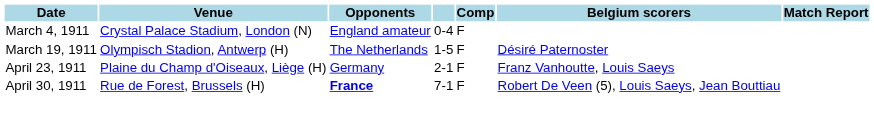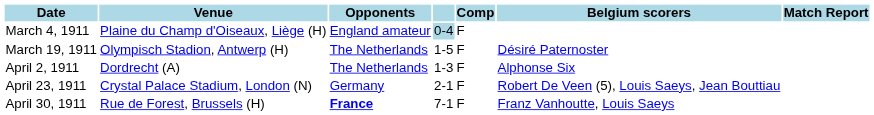(206, 31) Crystal Palace Stadium, London (N) -> (213, 31) Plaine du Champ d'Oiseaux, Liège (H)
(444, 31) no background -> (444, 31) lightblue background
+ row: (42, 67)
(213, 67) Plaine du Champ d'Oiseaux, Liège (H) -> (206, 86) Crystal Palace Stadium, London (N)
(586, 67) Franz Vanhoutte, Louis Saeys -> (639, 86) Robert De Veen (5), Louis Saeys, Jean Bouttiau
(639, 86) Robert De Veen (5), Louis Saeys, Jean Bouttiau -> (586, 104) Franz Vanhoutte, Louis Saeys
